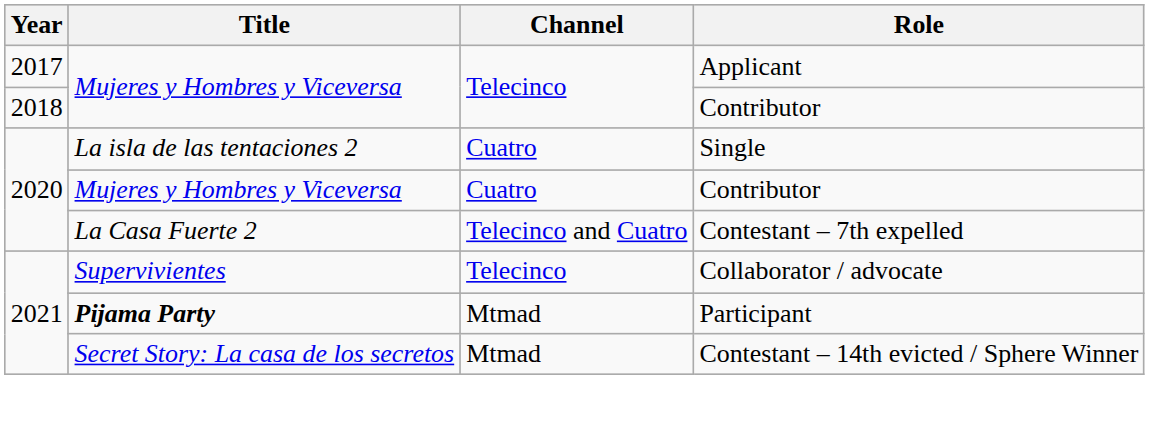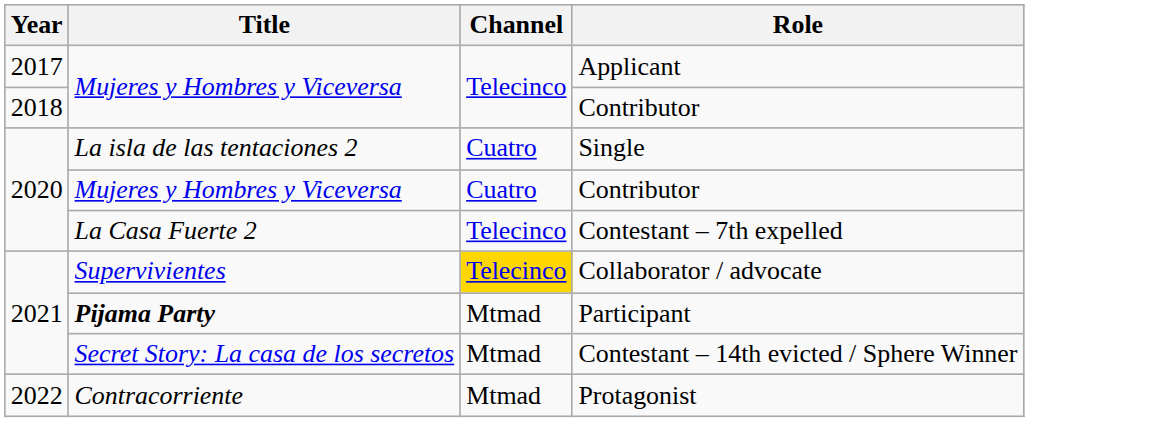(577, 230) Telecinco and Cuatro -> (516, 230) Telecinco
(516, 271) no background -> (516, 271) gold background
+ row: (37, 395)
